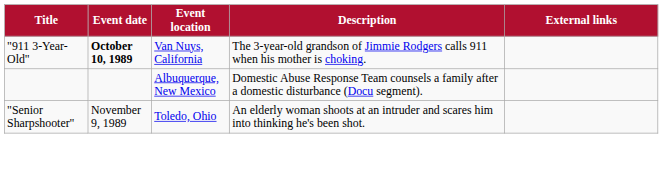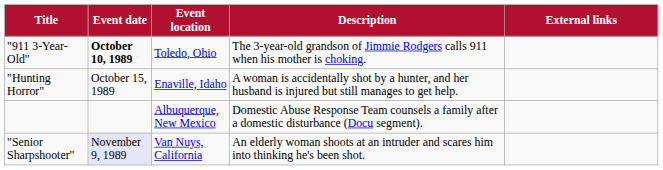(179, 52) Van Nuys, California -> (185, 52) Toledo, Ohio
+ row: (29, 84)
(116, 116) no background -> (116, 148) lavender background
(185, 116) Toledo, Ohio -> (179, 148) Van Nuys, California
